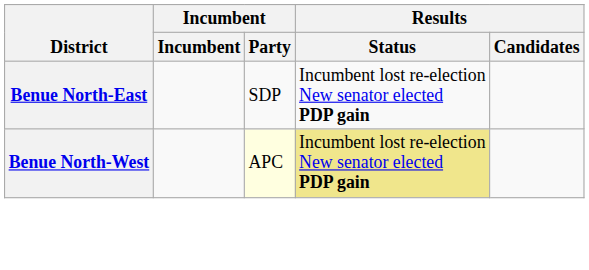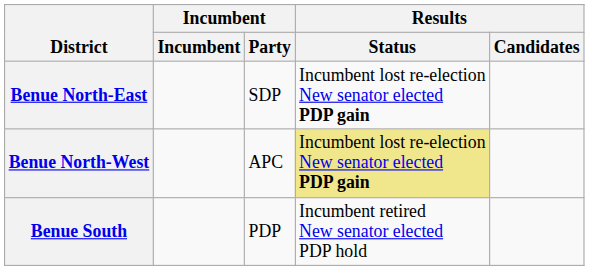(266, 163) lightyellow background -> (266, 163) no background
+ row: (79, 231)
